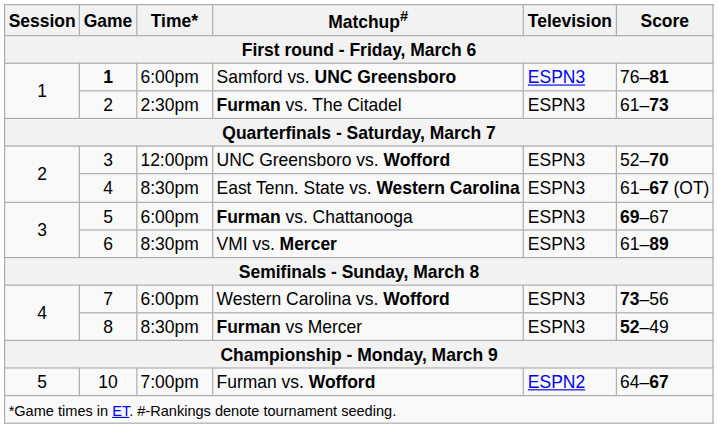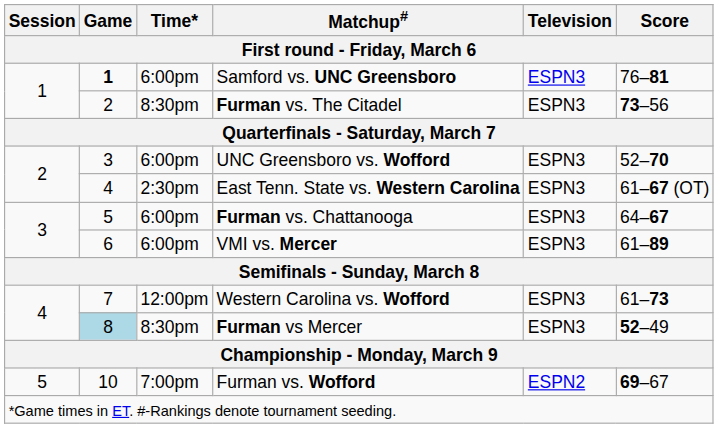(170, 105) 2:30pm -> (170, 105) 8:30pm
(644, 105) 61–73 -> (644, 105) 73–56
(174, 160) 12:00pm -> (170, 160) 6:00pm
(170, 188) 8:30pm -> (170, 188) 2:30pm
(644, 216) 69–67 -> (644, 216) 64–67
(170, 243) 8:30pm -> (170, 243) 6:00pm
(170, 299) 6:00pm -> (174, 299) 12:00pm
(644, 299) 73–56 -> (644, 299) 61–73
(108, 327) no background -> (108, 327) lightblue background
(644, 382) 64–67 -> (644, 382) 69–67
